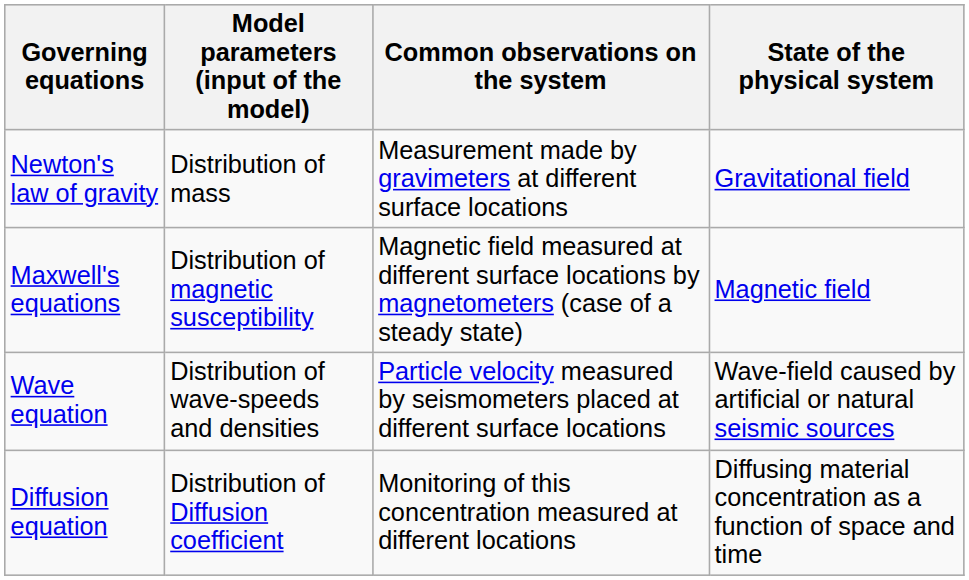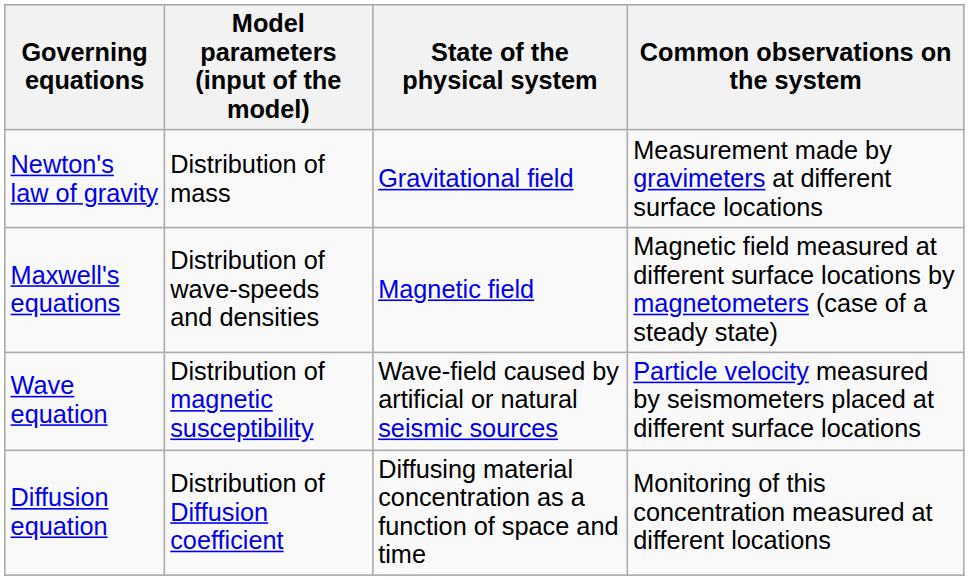columns swapped: (836, 67) <-> (541, 67)
(248, 289) Distribution of magnetic susceptibility -> (248, 289) Distribution of wave-speeds and densities
(248, 400) Distribution of wave-speeds and densities -> (248, 400) Distribution of magnetic susceptibility
